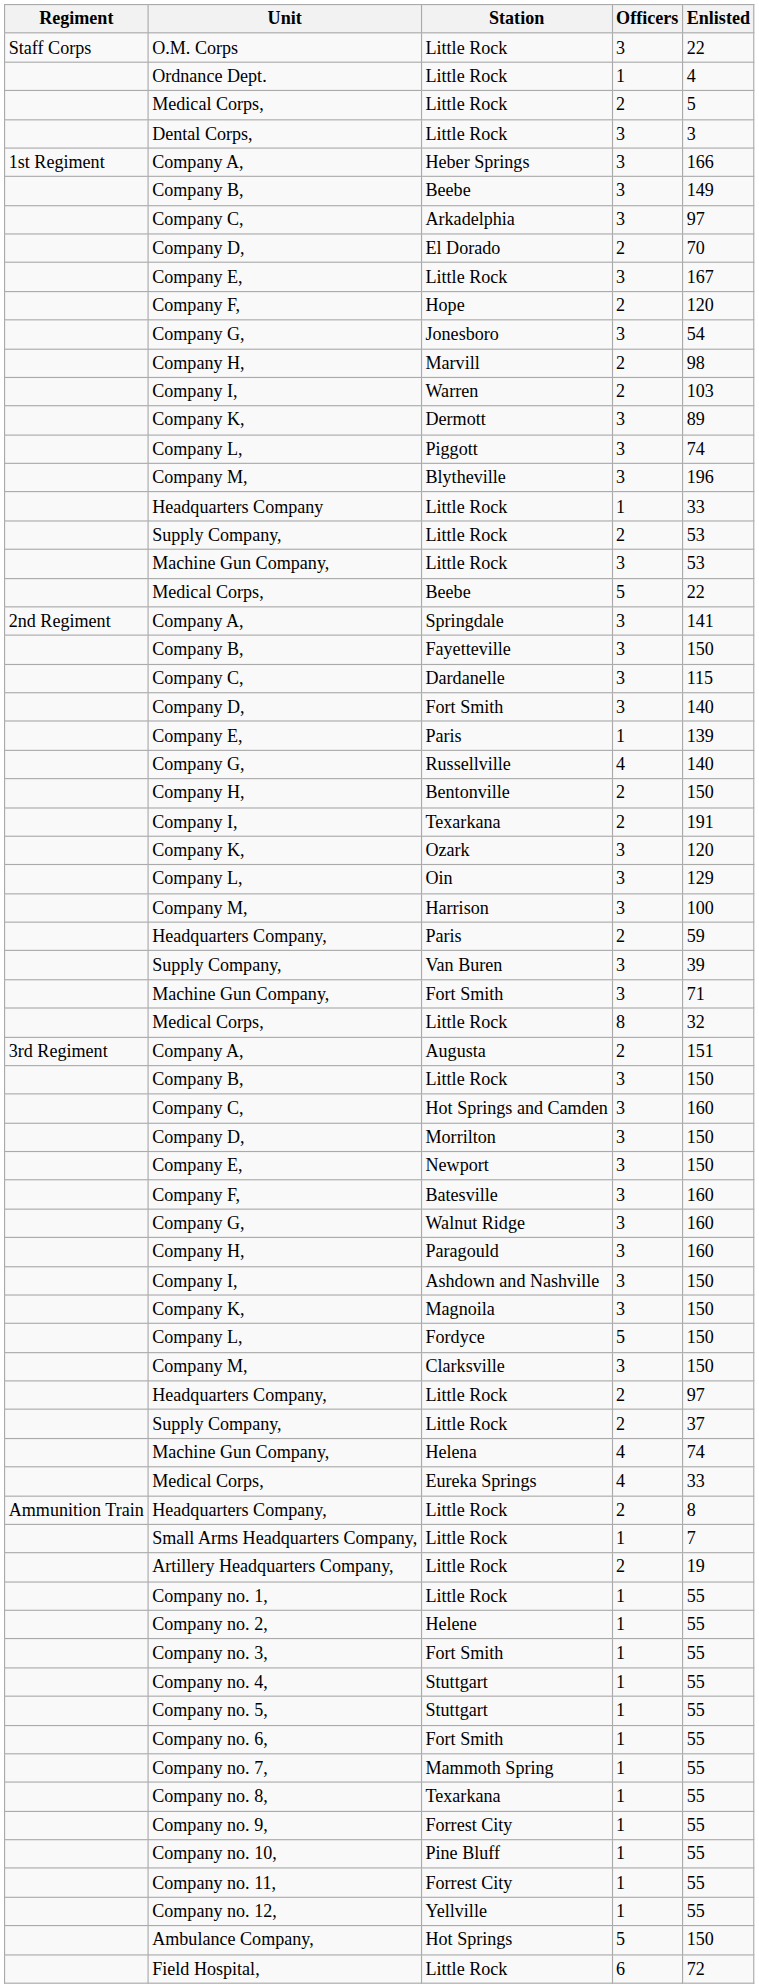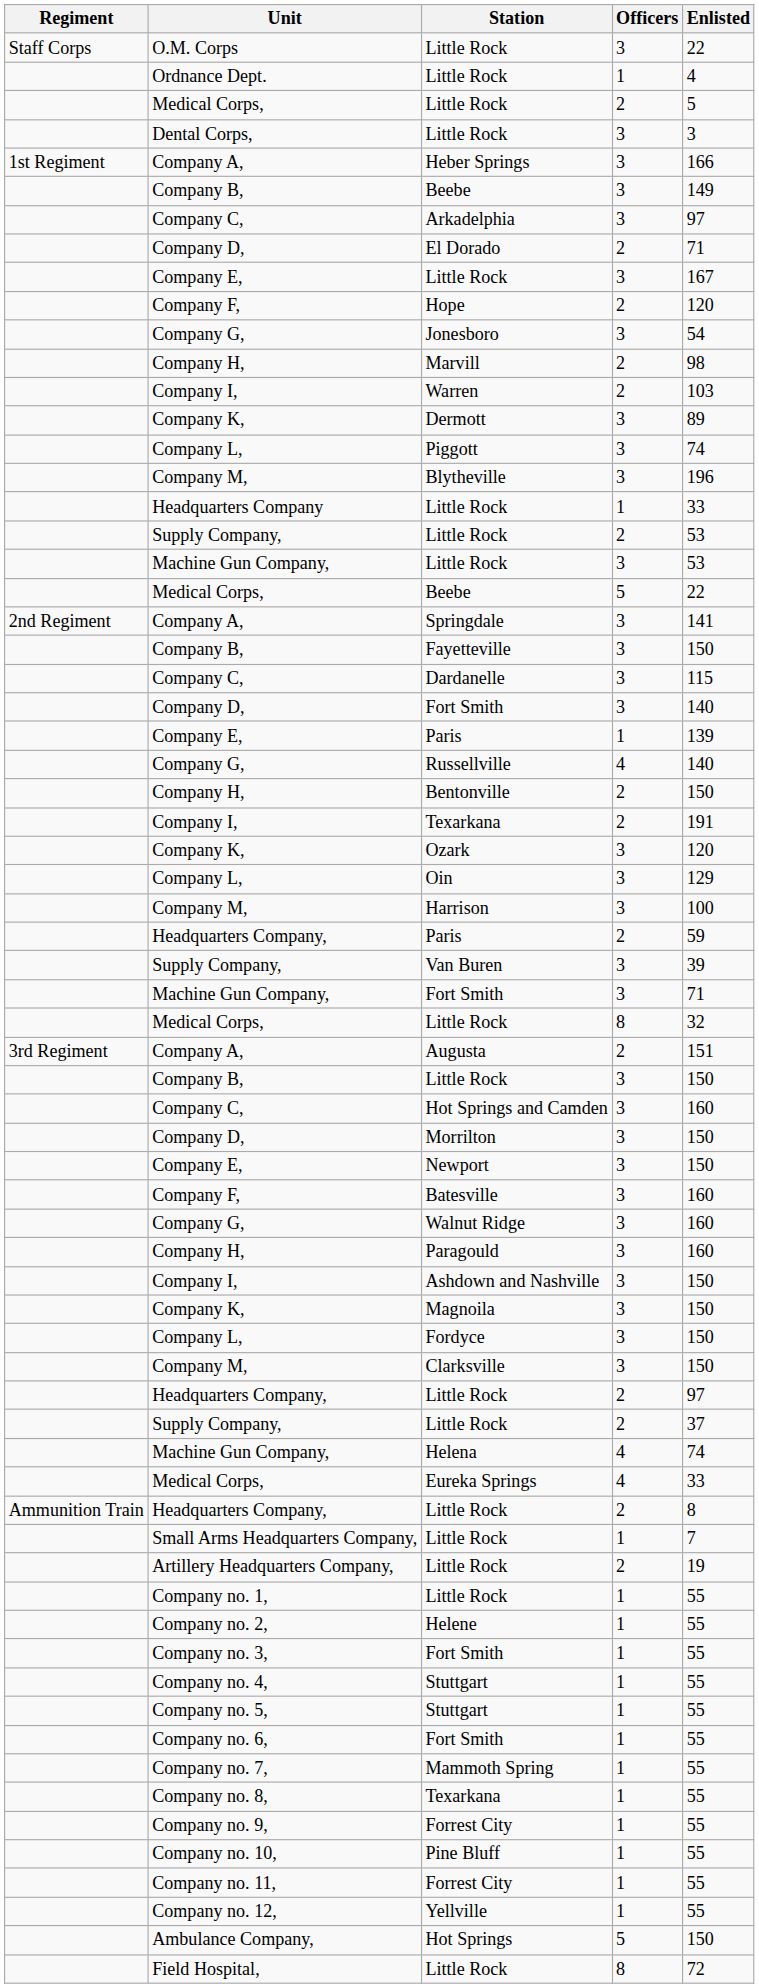(696, 248) 70 -> (696, 248) 71
(621, 1337) 5 -> (621, 1337) 3
(621, 1968) 6 -> (621, 1968) 8
